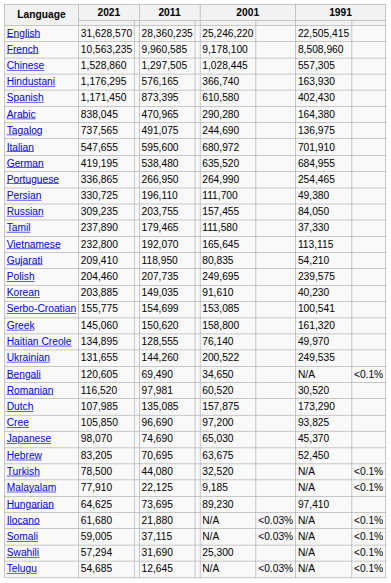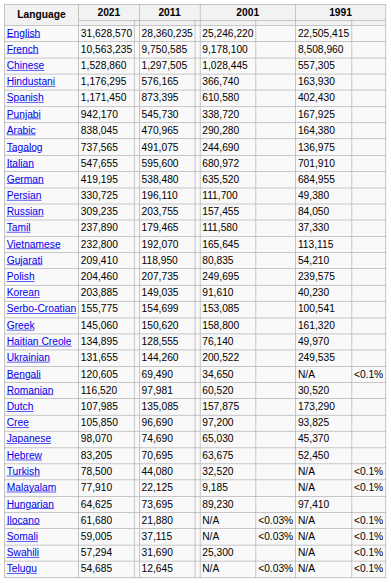(164, 49) 9,960,585 -> (164, 49) 9,750,585
+ row: (24, 114)
- row: (33, 179)
